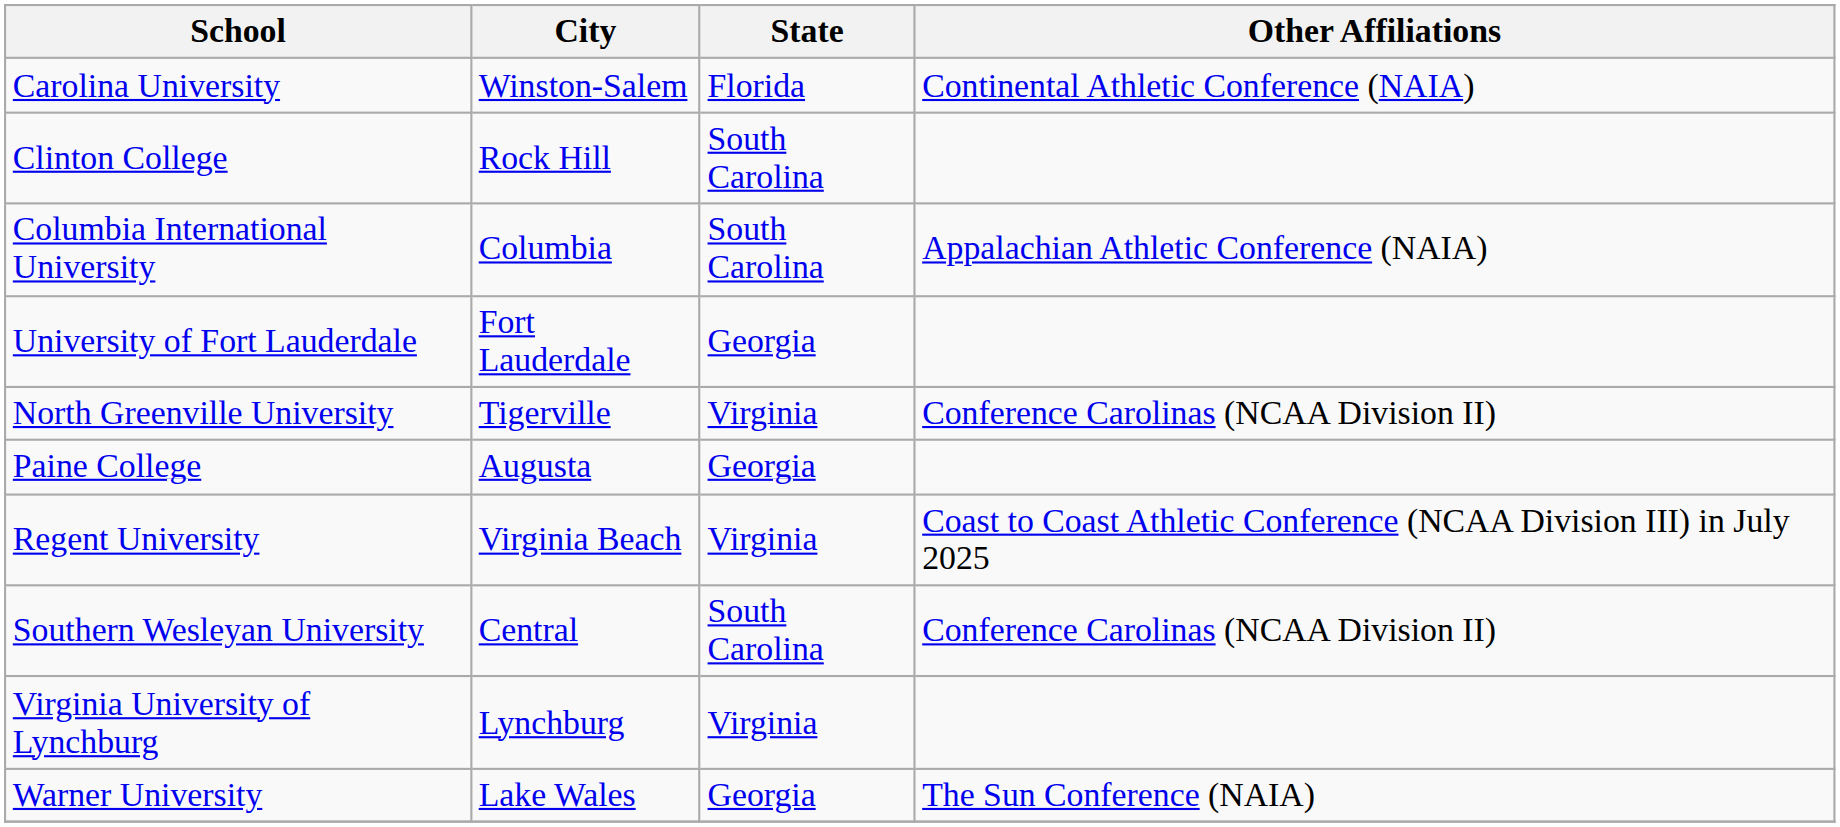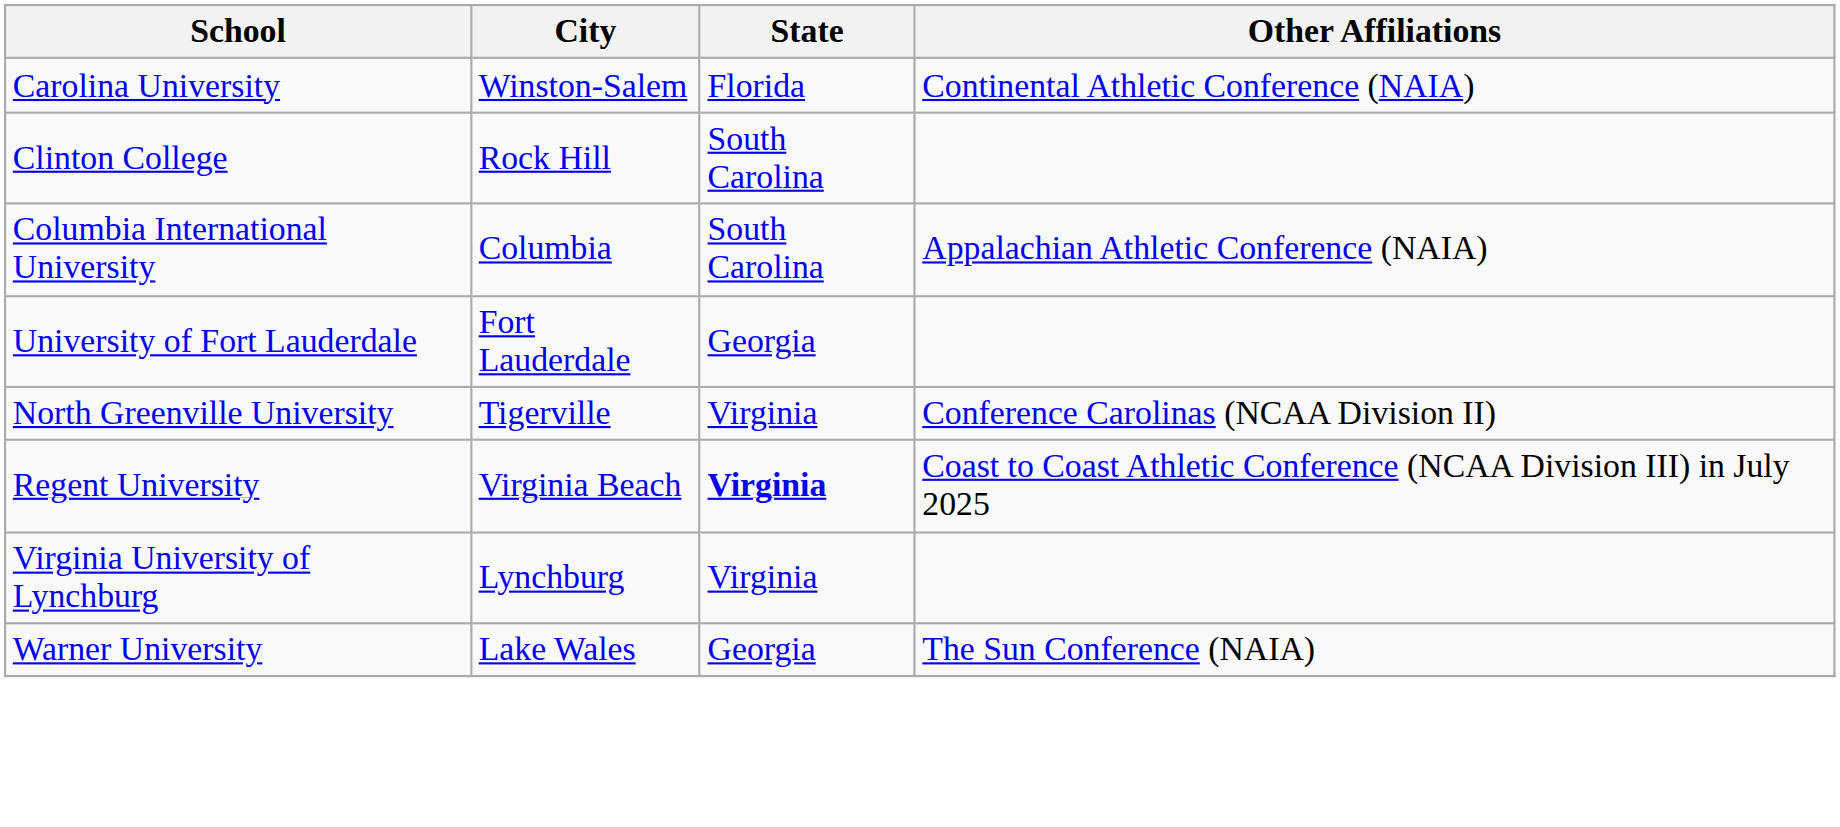- row: (107, 466)
(762, 538) normal -> (767, 485) bold
- row: (218, 630)
